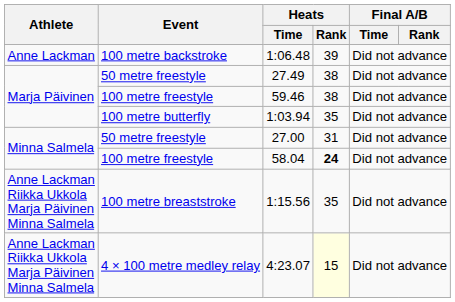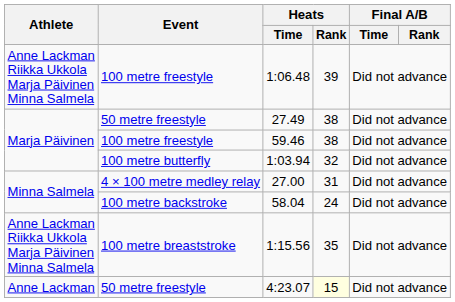(51, 55) Anne Lackman -> (51, 77) Anne Lackman Riikka Ukkola Marja Päivinen Minna Salmela
(164, 55) 100 metre backstroke -> (157, 77) 100 metre freestyle
(331, 118) 35 -> (331, 161) 32
(153, 138) 50 metre freestyle -> (181, 182) 4 × 100 metre medley relay
(157, 159) 100 metre freestyle -> (164, 203) 100 metre backstroke
(331, 159) bold -> (331, 203) normal
(51, 266) Anne Lackman Riikka Ukkola Marja Päivinen Minna Salmela -> (51, 288) Anne Lackman
(181, 266) 4 × 100 metre medley relay -> (153, 288) 50 metre freestyle
